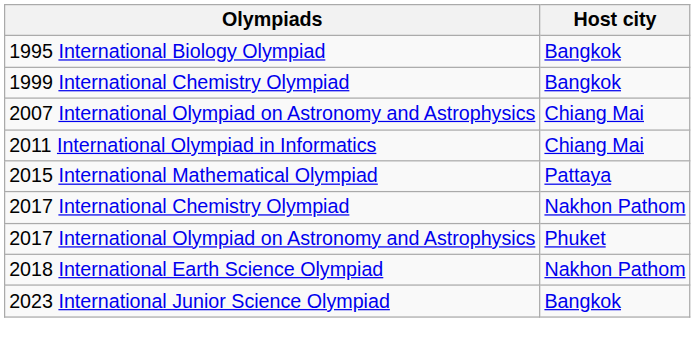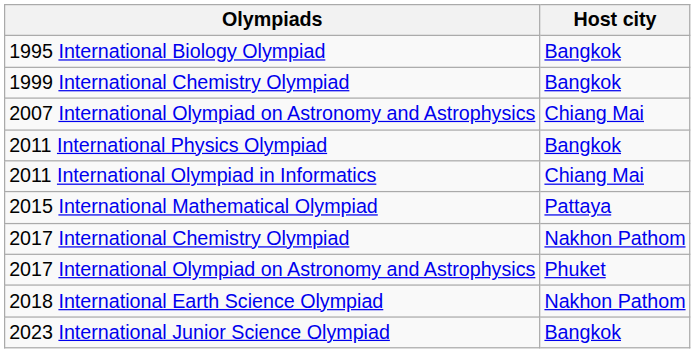+ row: (168, 144)
